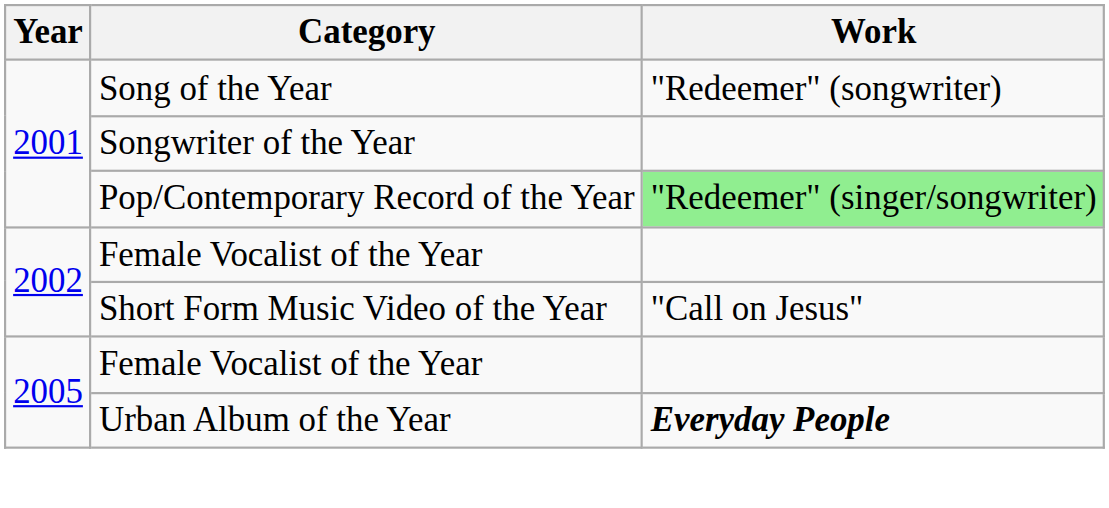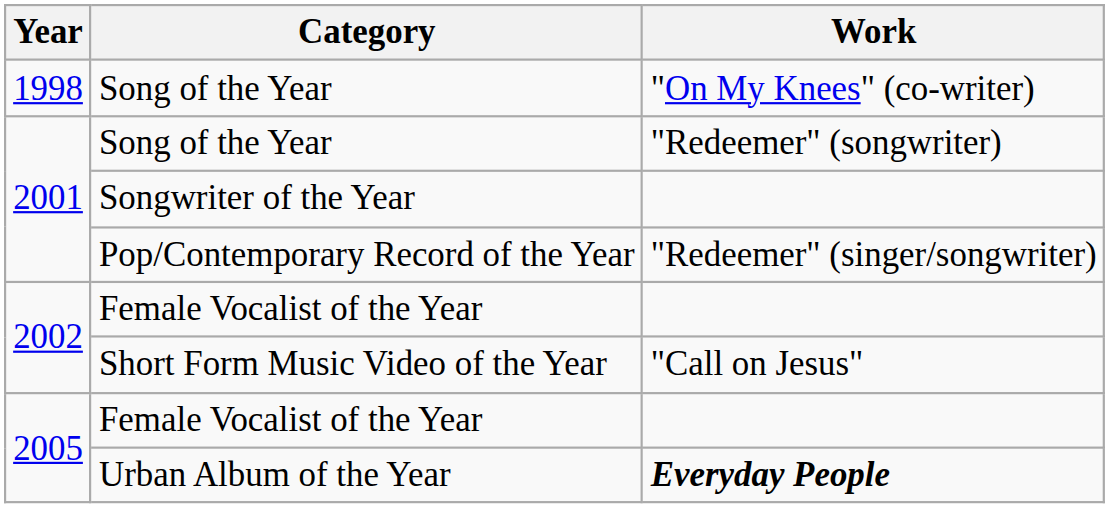+ row: (48, 87)
(874, 198) lightgreen background -> (874, 253) no background
